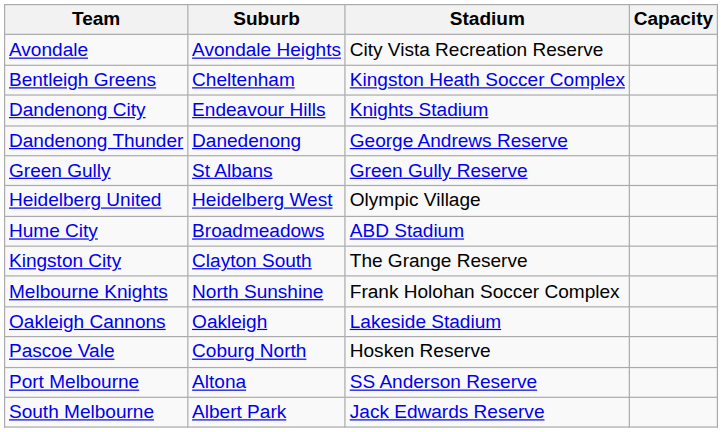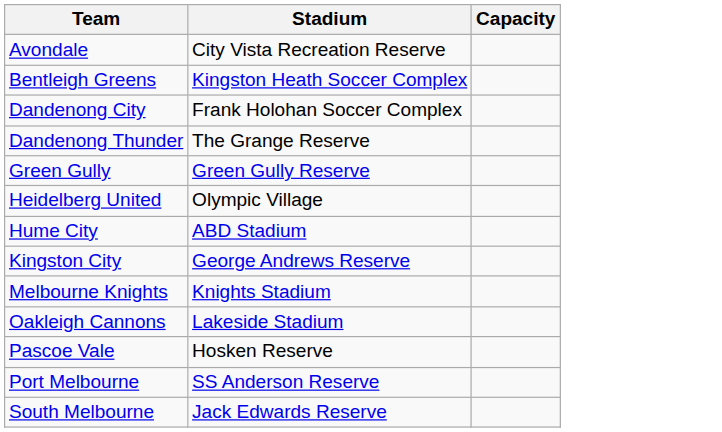- column: (267, 19)
(419, 110) Knights Stadium -> (327, 110) Frank Holohan Soccer Complex
(459, 140) George Andrews Reserve -> (281, 140) The Grange Reserve
(439, 261) The Grange Reserve -> (301, 261) George Andrews Reserve
(485, 291) Frank Holohan Soccer Complex -> (261, 291) Knights Stadium
